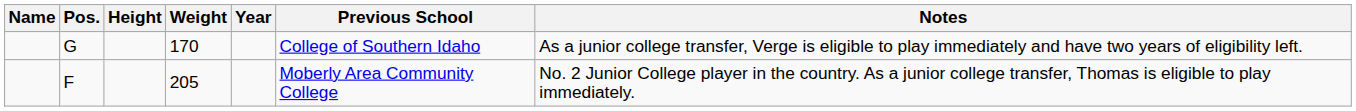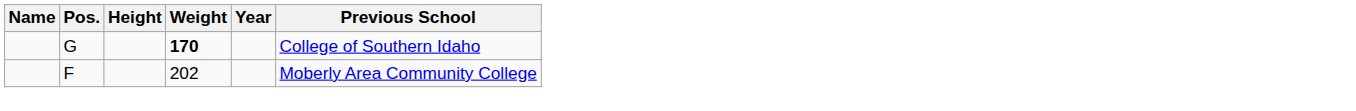- column: (943, 18)
(184, 45) normal -> (184, 45) bold
(184, 82) 205 -> (184, 73) 202
